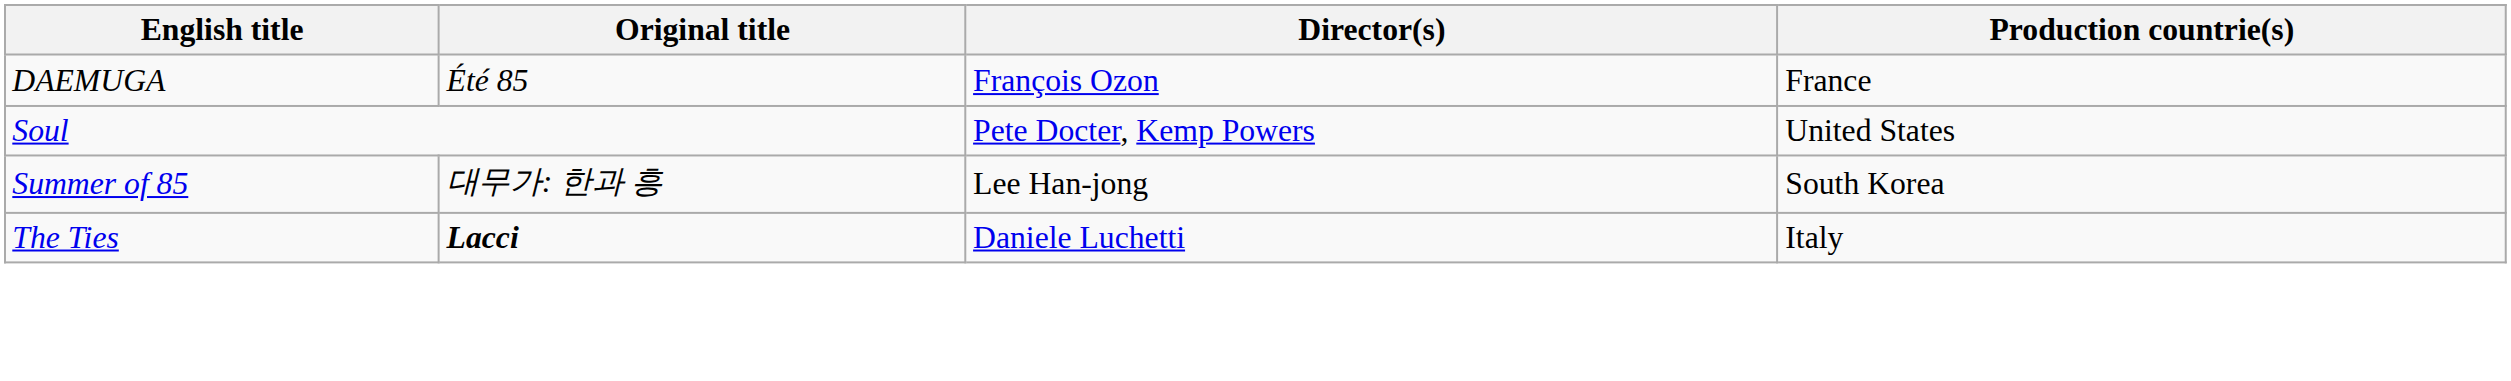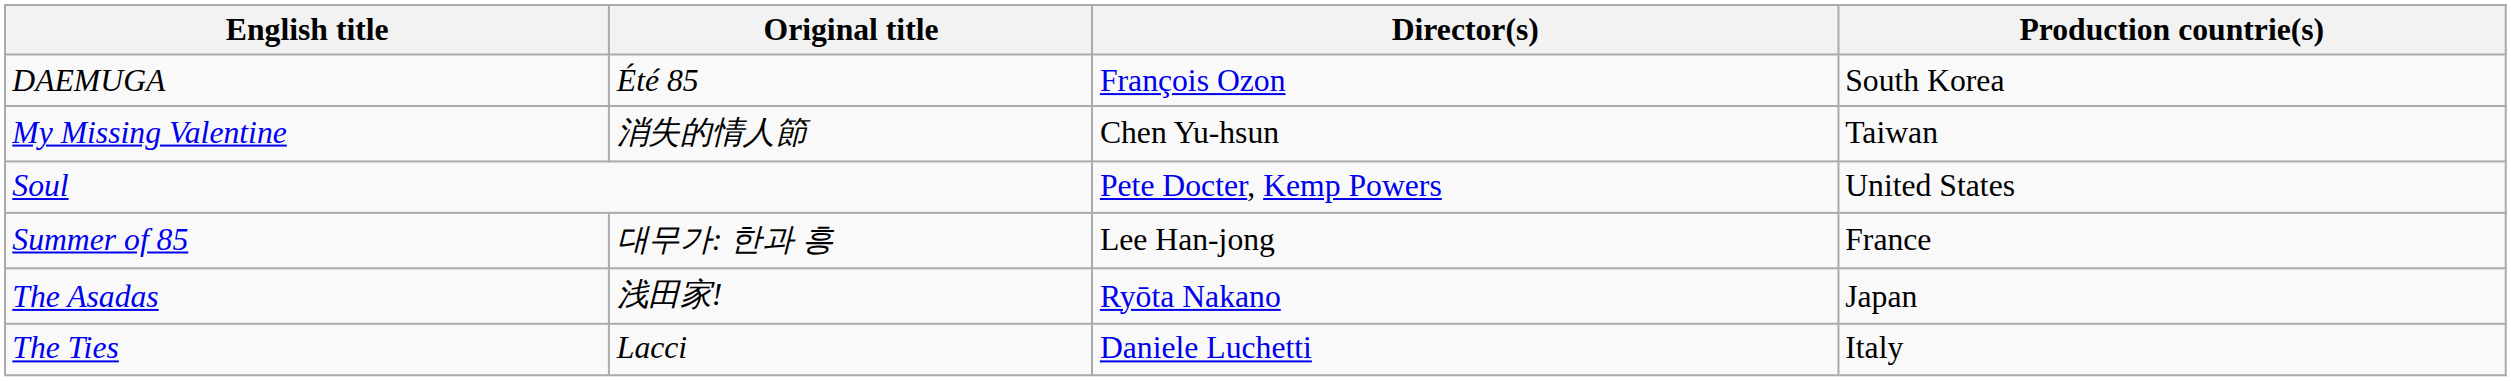(1828, 79) France -> (1925, 79) South Korea
+ row: (150, 133)
(1865, 183) South Korea -> (1888, 239) France
+ row: (85, 295)
(483, 236) bold -> (652, 348) normal
